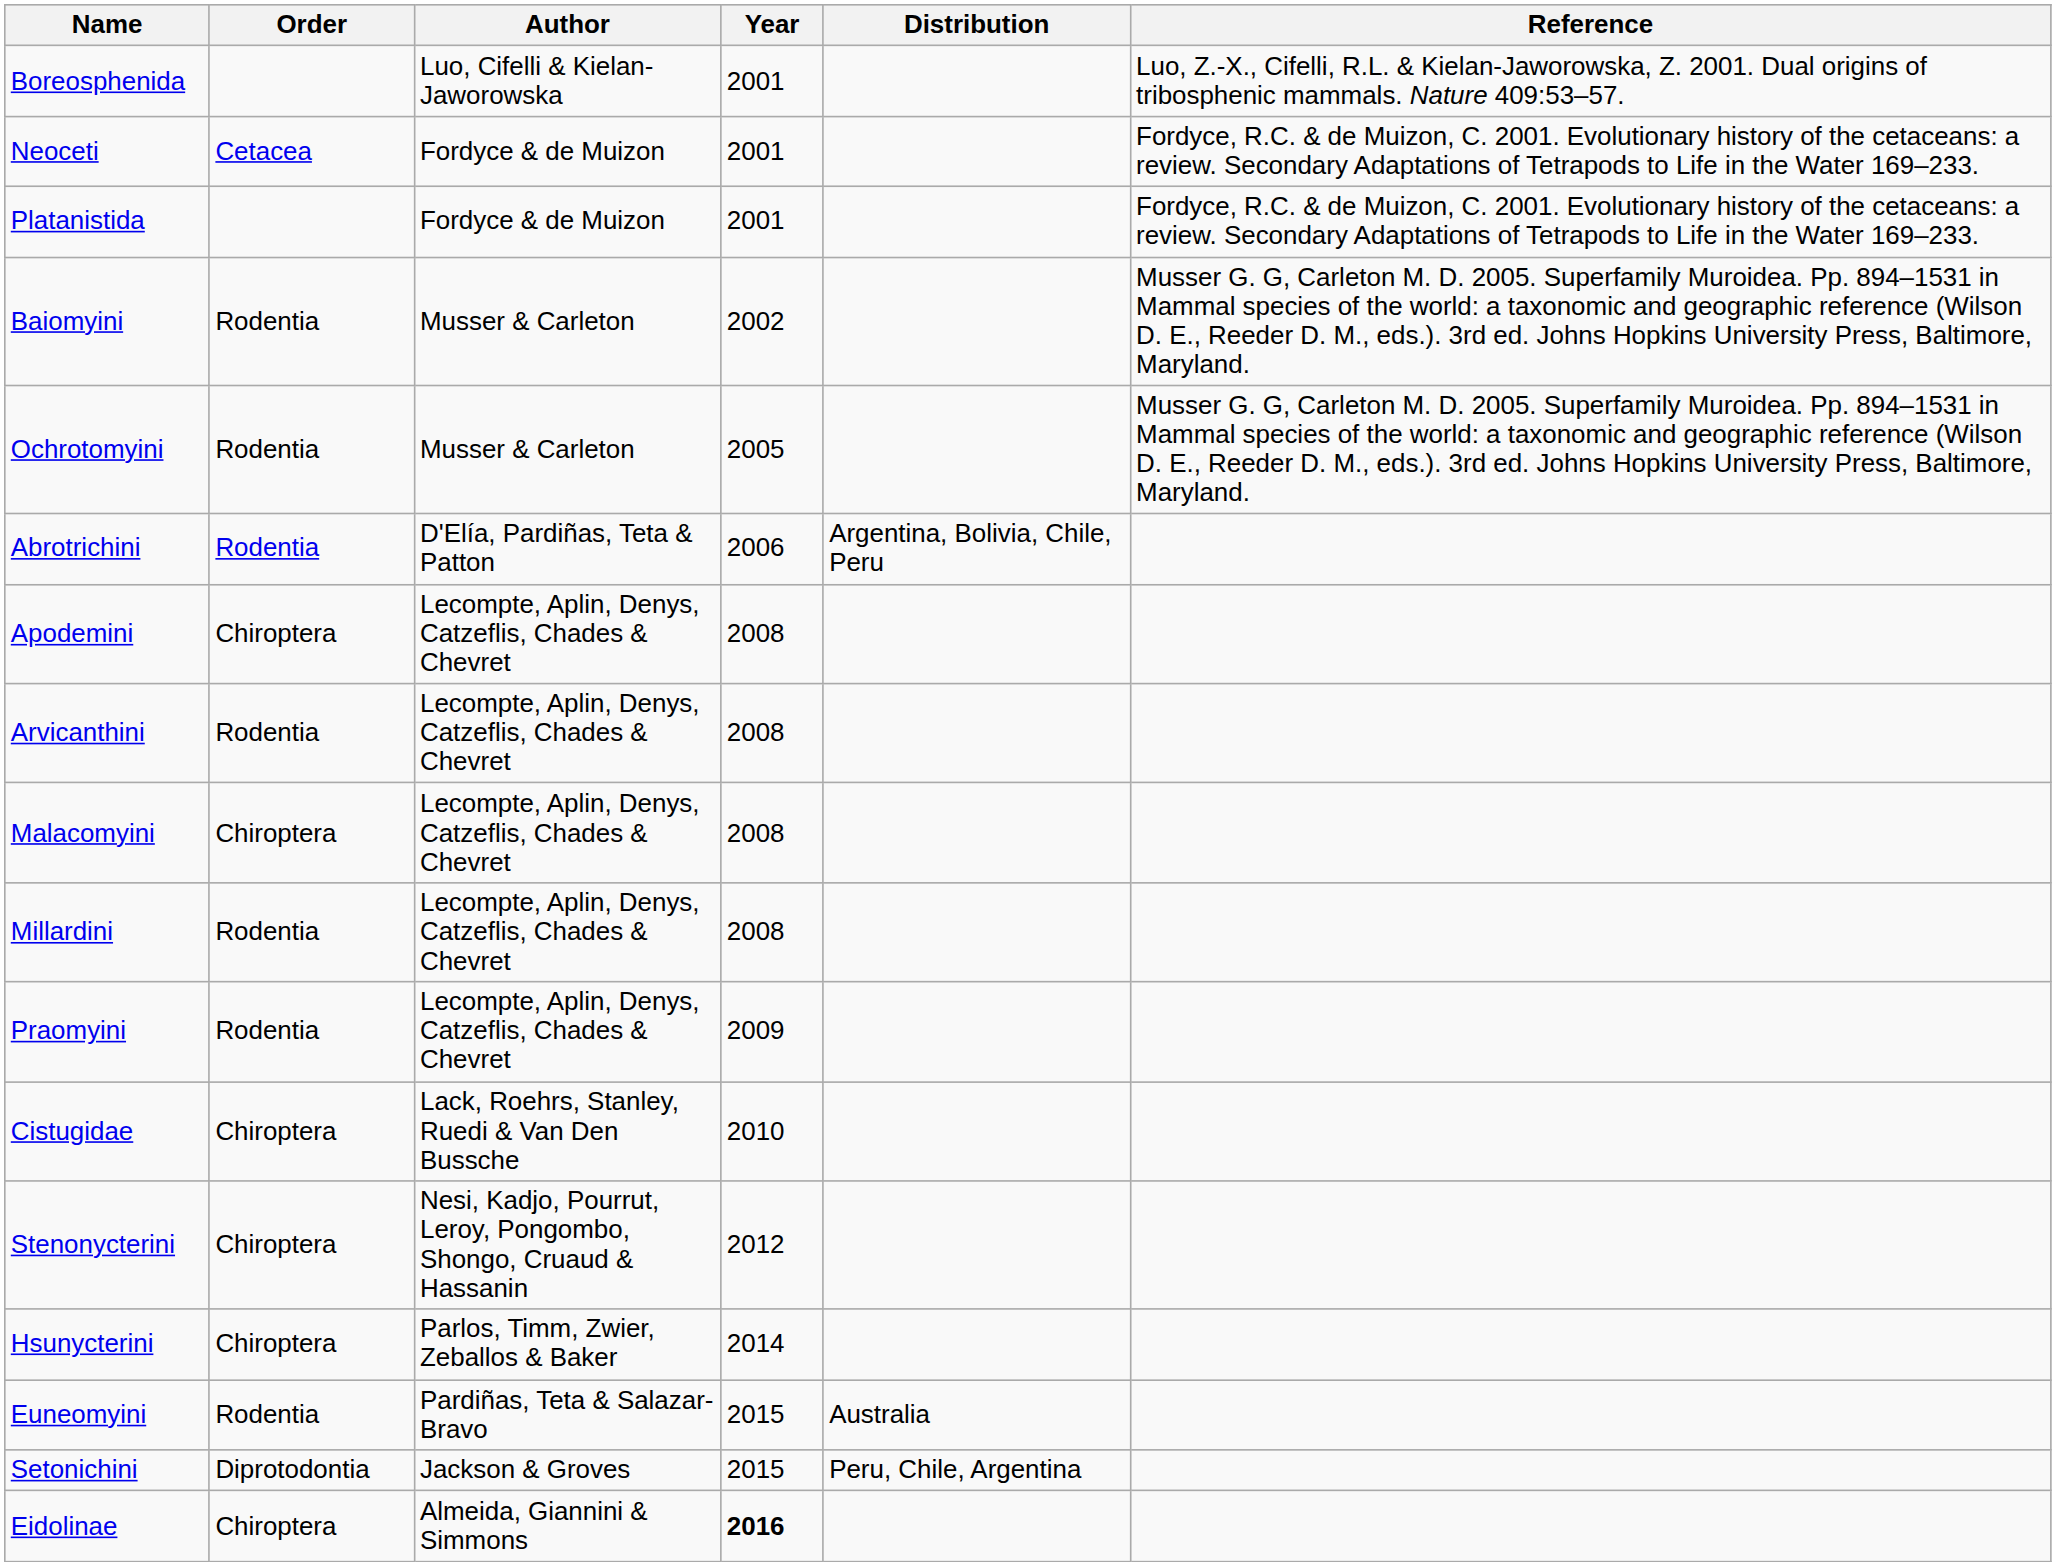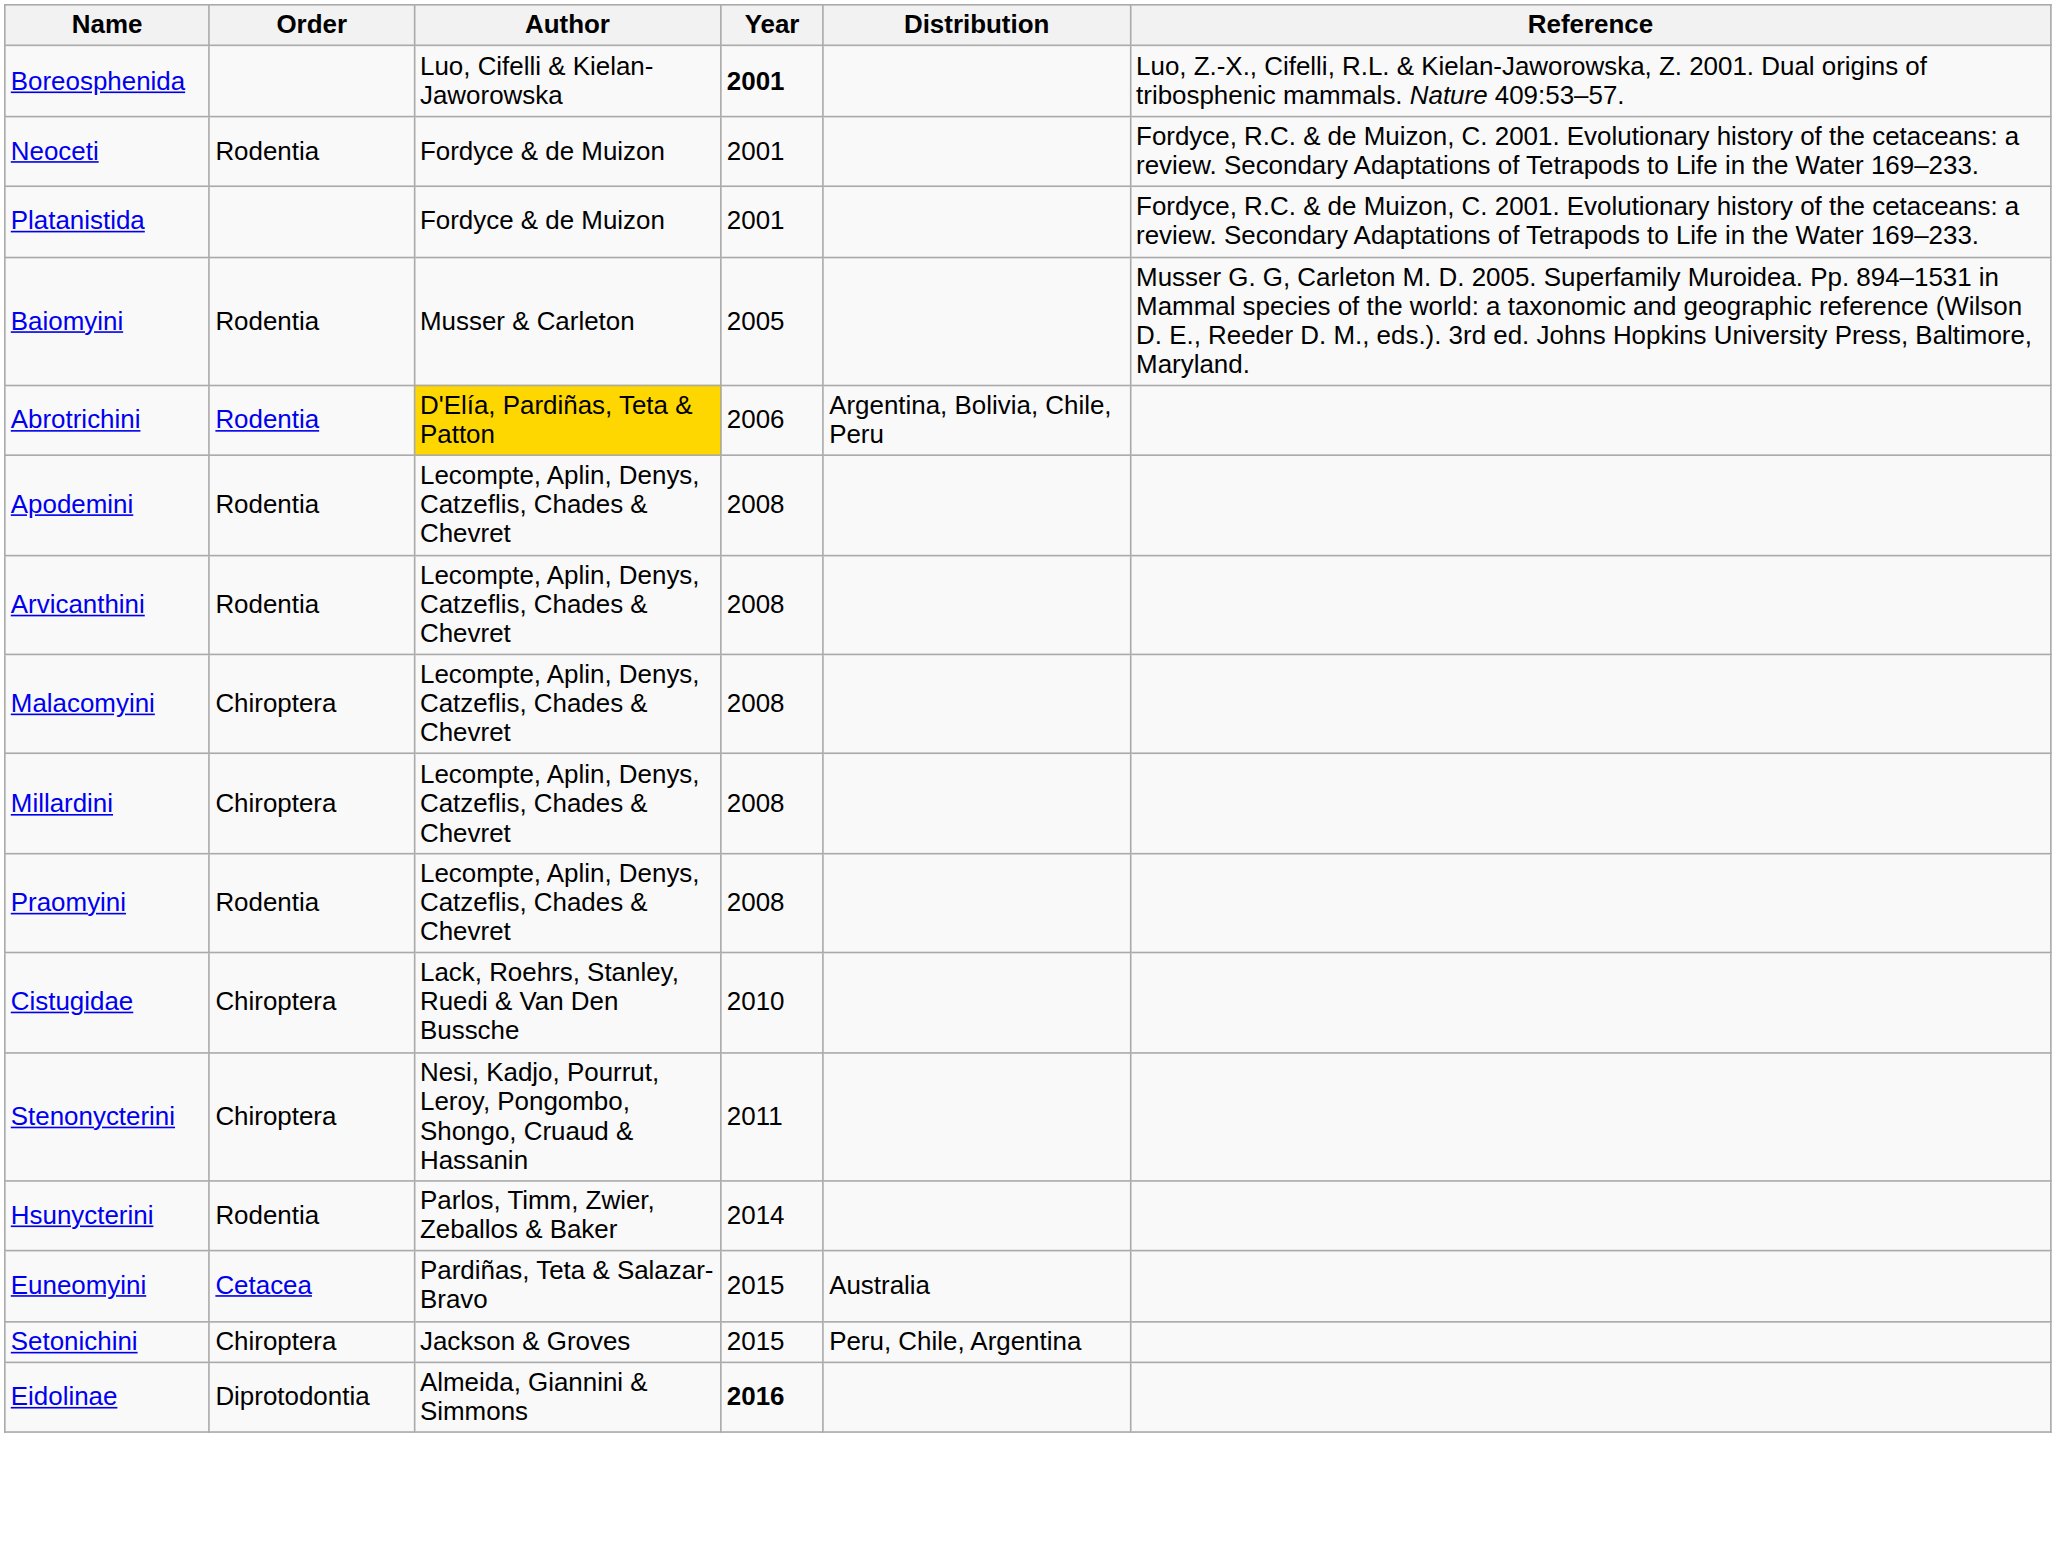(756, 80) normal -> (756, 80) bold
(264, 151) Cetacea -> (267, 151) Rodentia
(756, 320) 2002 -> (756, 320) 2005
- row: (87, 449)
(556, 548) no background -> (556, 420) gold background
(276, 633) Chiroptera -> (267, 504) Rodentia
(267, 931) Rodentia -> (276, 803) Chiroptera
(756, 1031) 2009 -> (756, 902) 2008
(756, 1244) 2012 -> (755, 1116) 2011
(276, 1344) Chiroptera -> (267, 1215) Rodentia
(267, 1414) Rodentia -> (264, 1285) Cetacea
(292, 1470) Diprotodontia -> (276, 1341) Chiroptera
(276, 1525) Chiroptera -> (292, 1397) Diprotodontia
